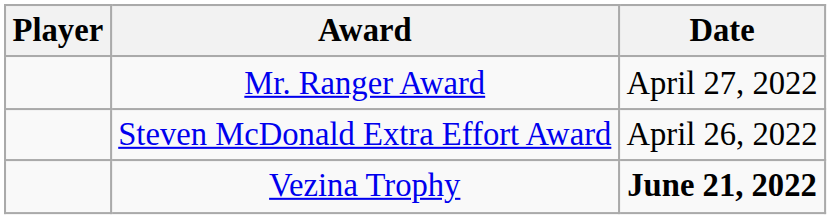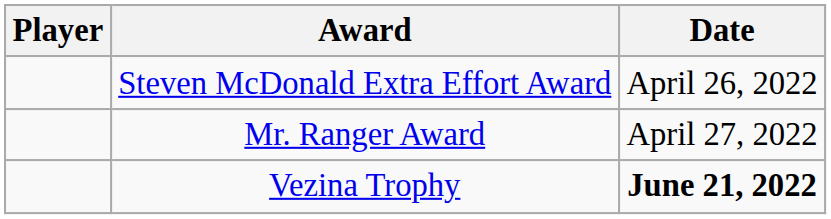rows swapped: (365, 133) <-> (365, 82)
